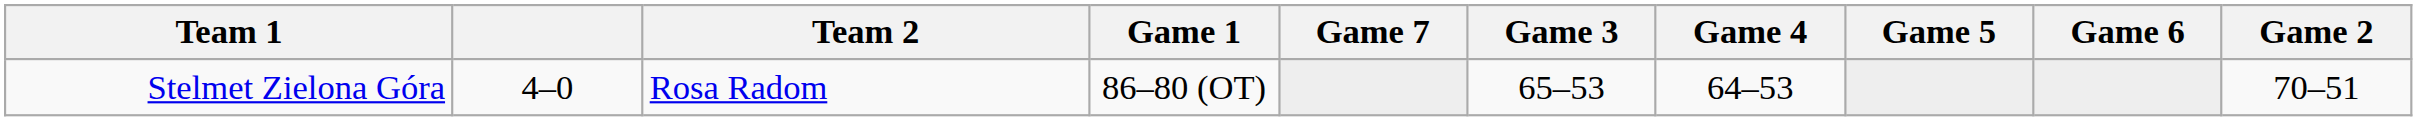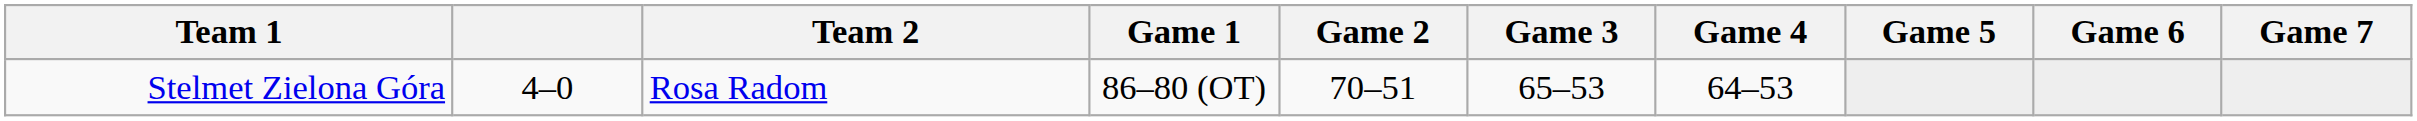columns swapped: (2316, 31) <-> (1373, 31)
